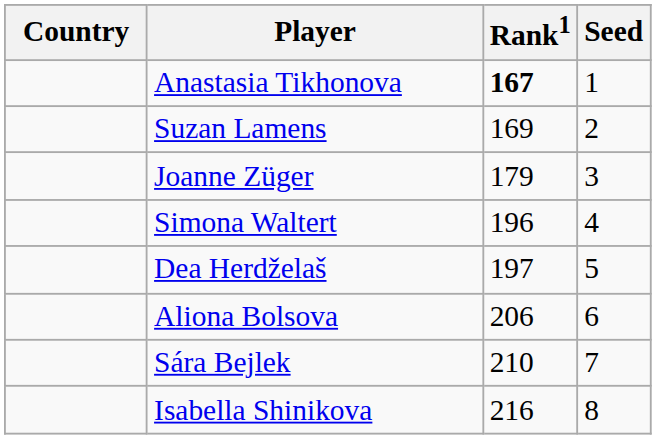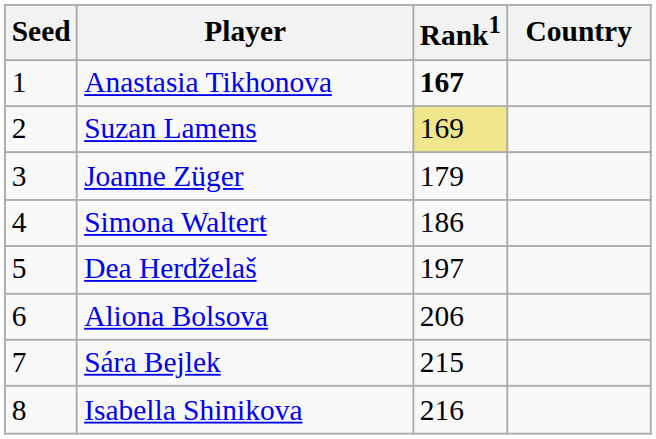columns swapped: (76, 31) <-> (614, 31)
(512, 129) no background -> (442, 129) khaki background
(512, 222) 196 -> (442, 222) 186
(512, 362) 210 -> (442, 362) 215
